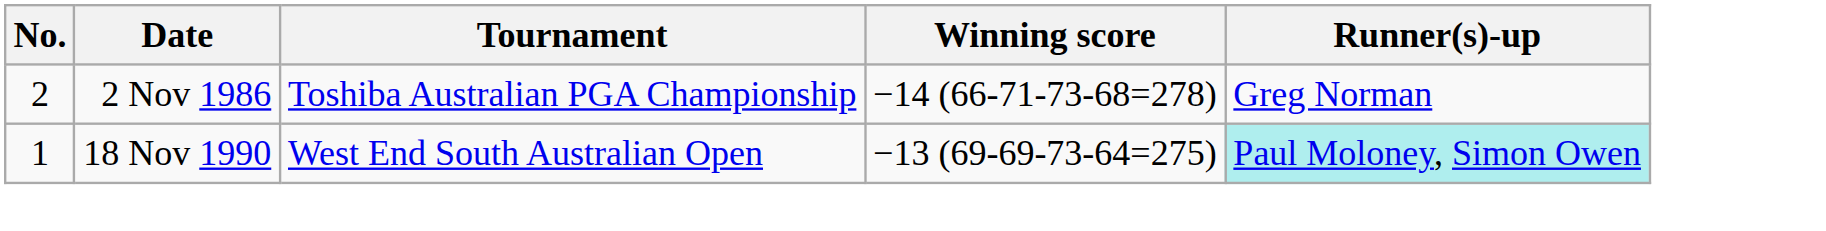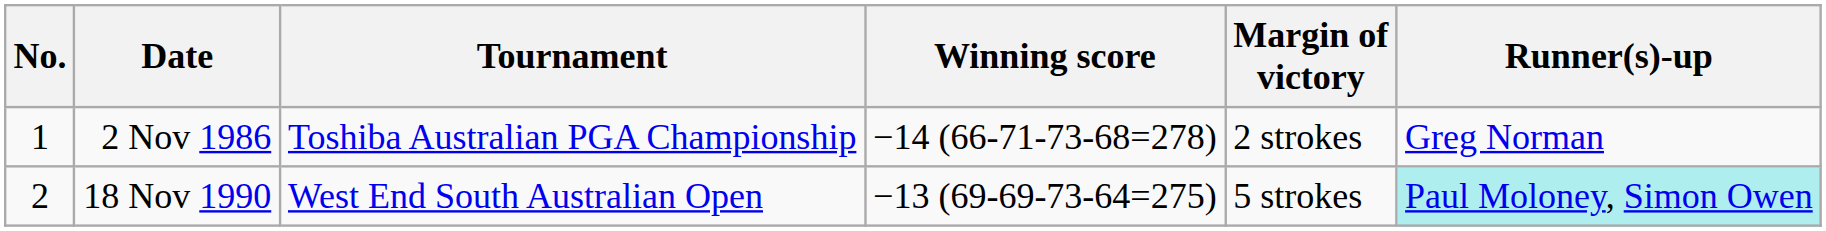+ column: (1311, 55)
(40, 93) 2 -> (40, 136) 1
(40, 153) 1 -> (40, 195) 2
